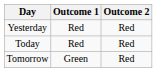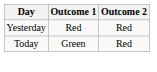(76, 43) Red -> (73, 43) Green
- row: (27, 59)
